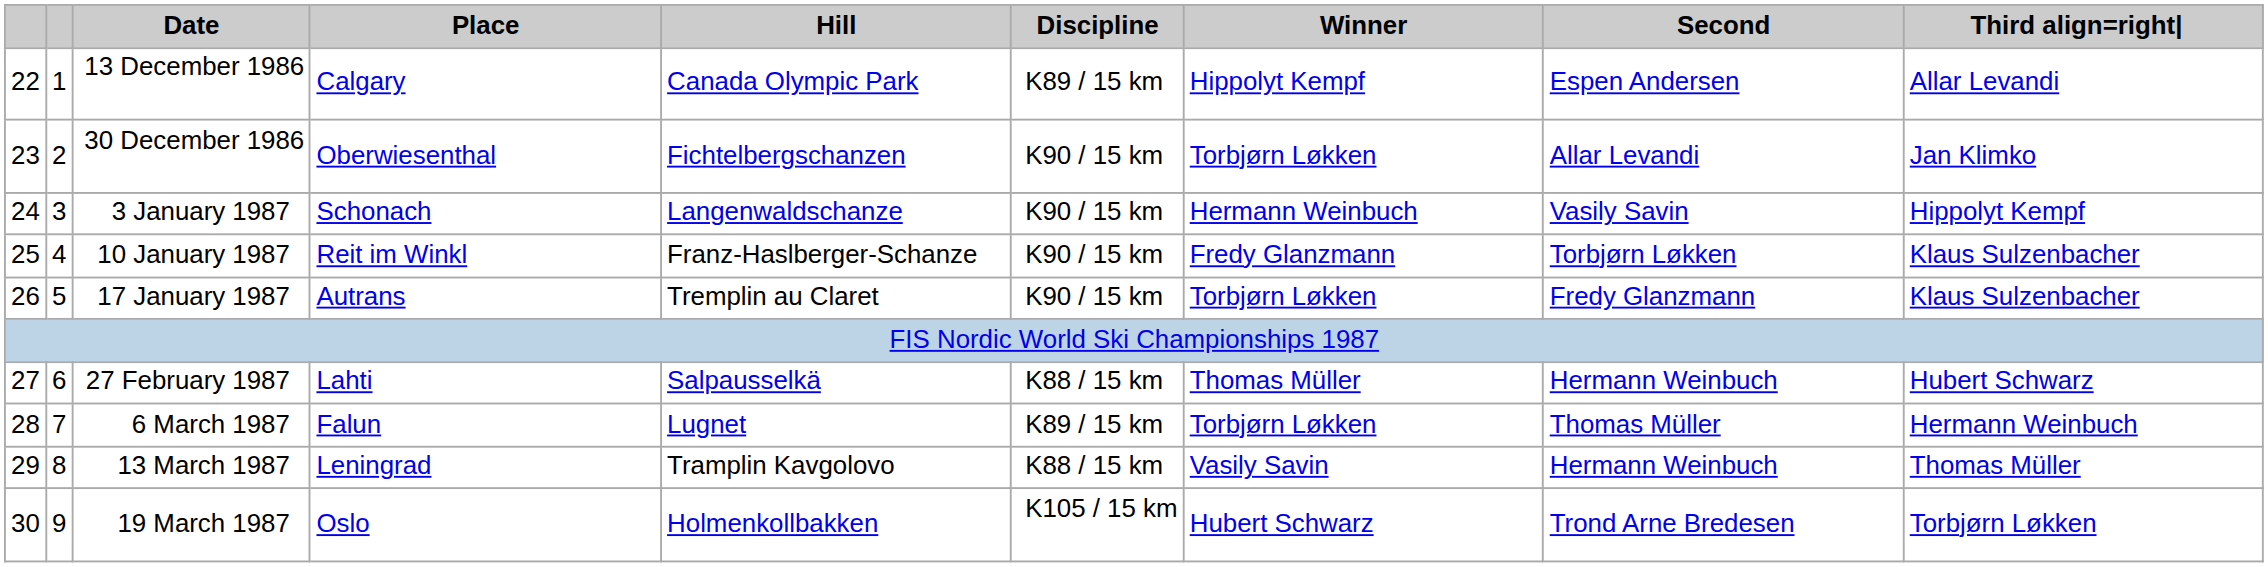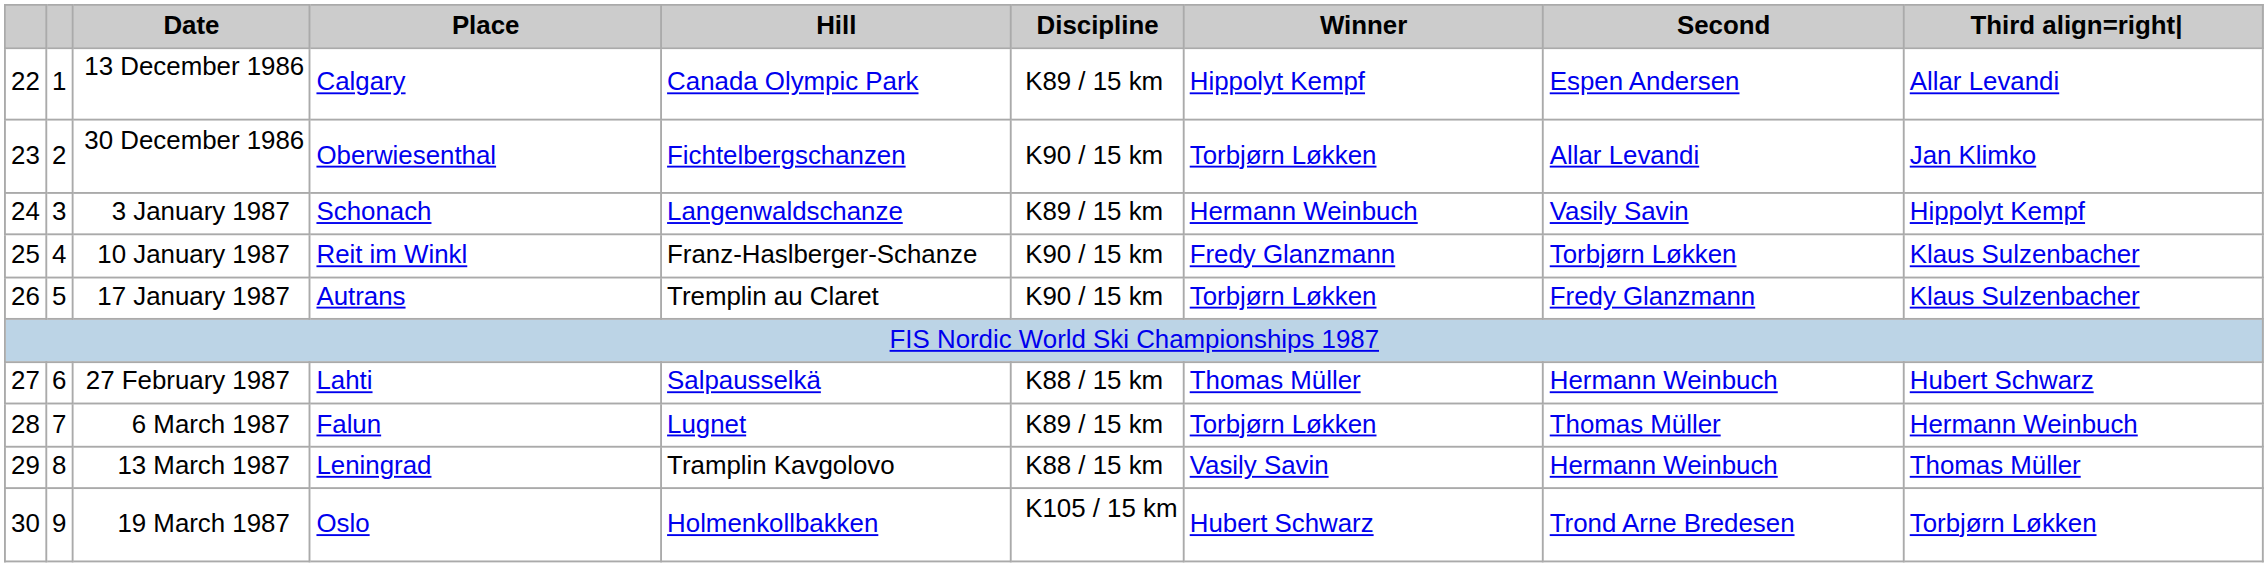(1101, 212) K90 / 15 km -> (1101, 212) K89 / 15 km
